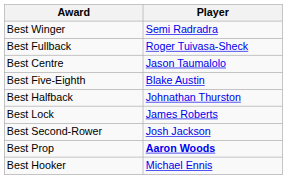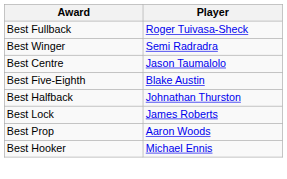rows swapped: (39, 47) <-> (36, 30)
- row: (54, 132)
(180, 149) bold -> (178, 132) normal
